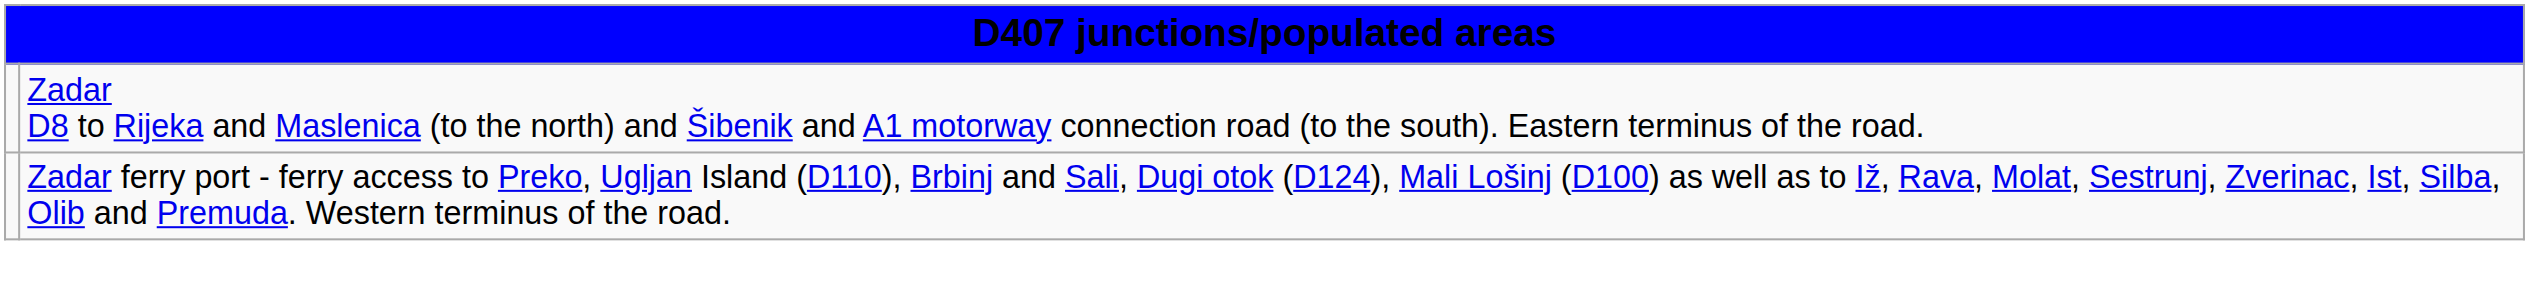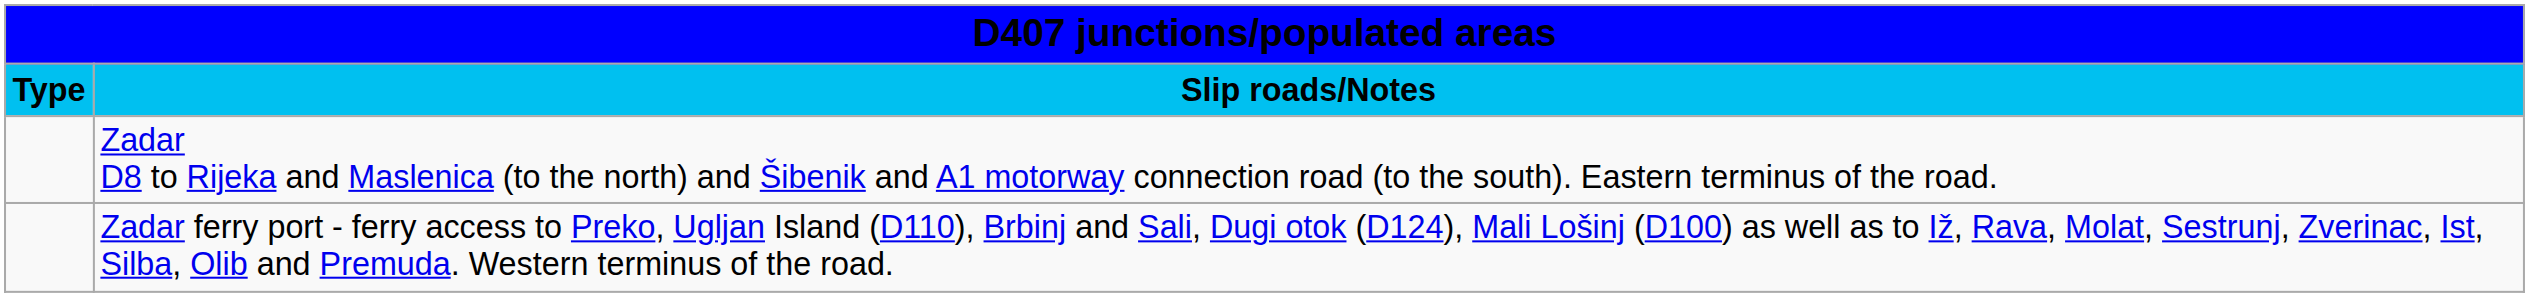+ row: (1308, 89)
